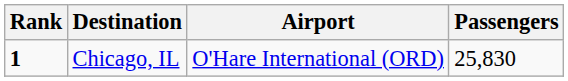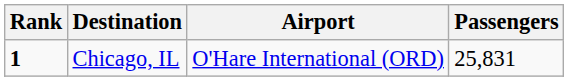(485, 57) 25,830 -> (485, 57) 25,831
